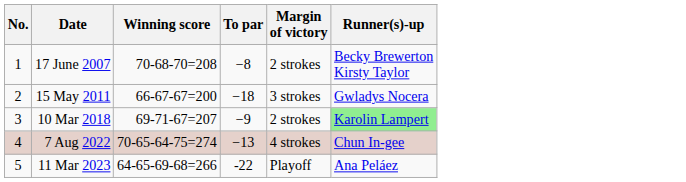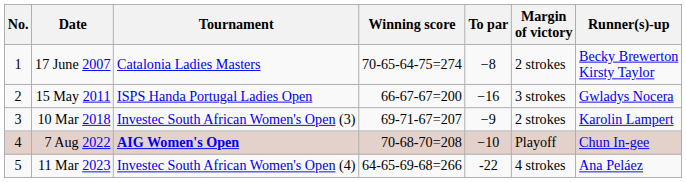+ column: (236, 24)
(176, 64) 70-68-70=208 -> (412, 64) 70-65-64-75=274
(243, 96) −18 -> (488, 96) −16
(381, 119) lightgreen background -> (626, 119) no background
(167, 143) 70-65-64-75=274 -> (421, 143) 70-68-70=208
(243, 143) −13 -> (488, 143) −10
(295, 143) 4 strokes -> (536, 143) Playoff
(290, 166) Playoff -> (540, 166) 4 strokes
